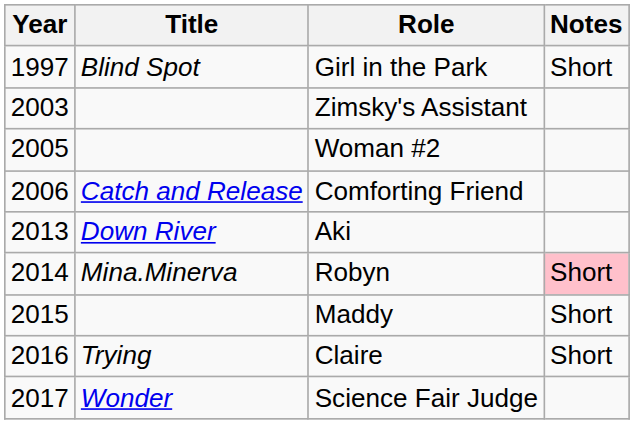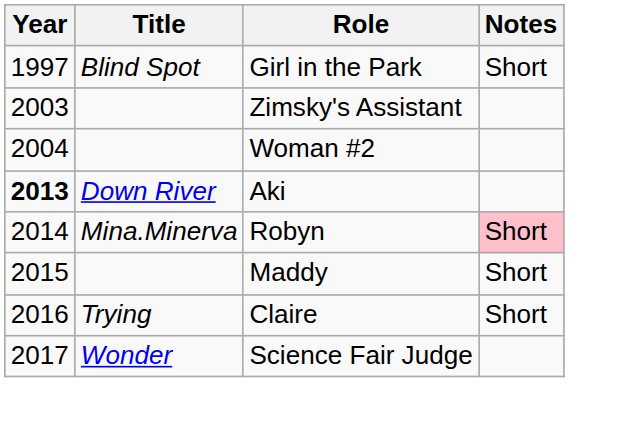(40, 149) 2005 -> (40, 149) 2004
- row: (419, 190)
(40, 231) normal -> (40, 190) bold
